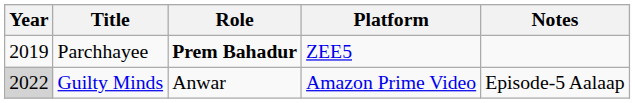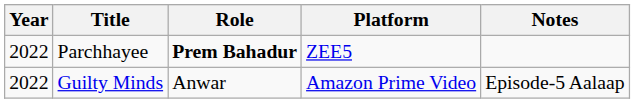(29, 51) 2019 -> (29, 51) 2022
(29, 82) lightgrey background -> (29, 82) no background
